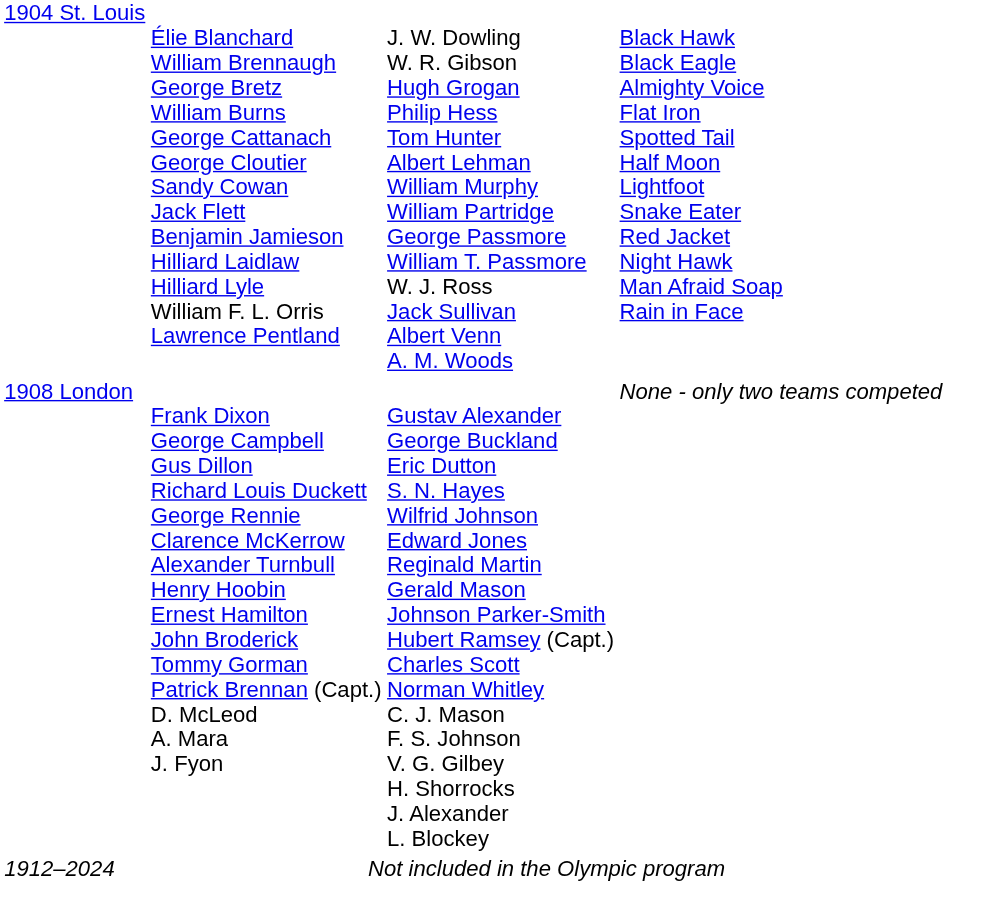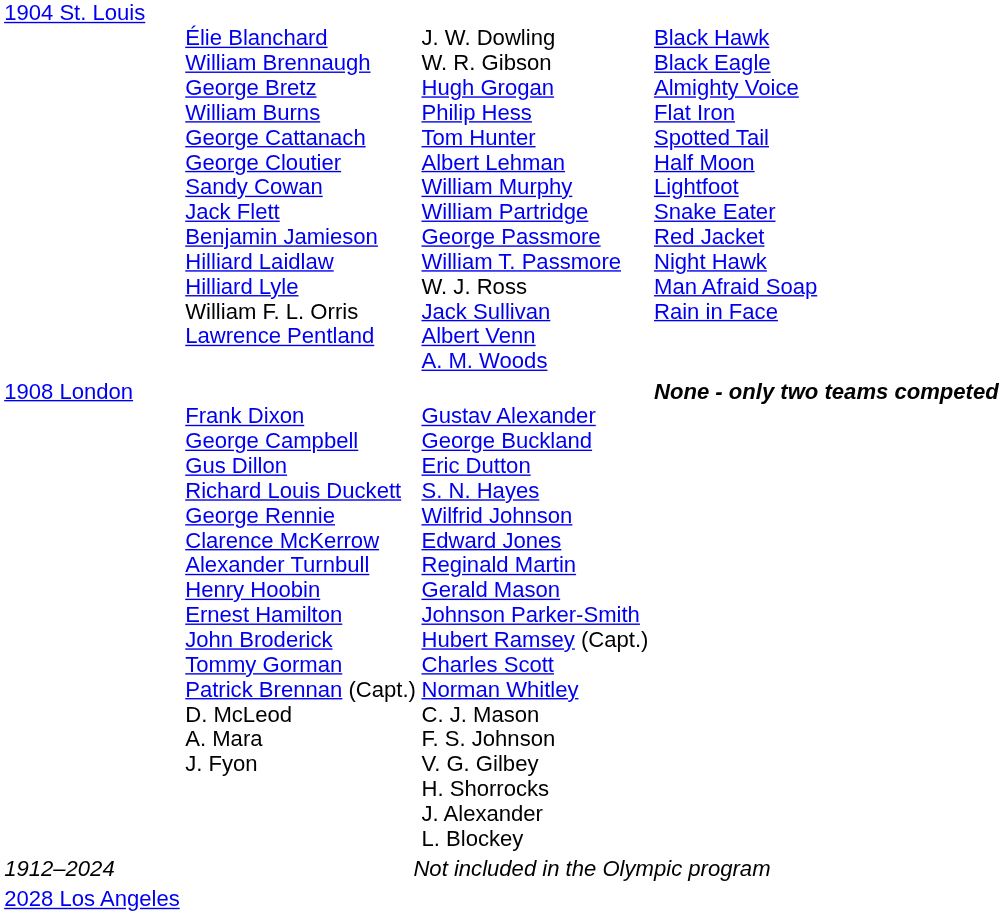(781, 391) normal -> (826, 391) bold
+ row: (92, 899)
